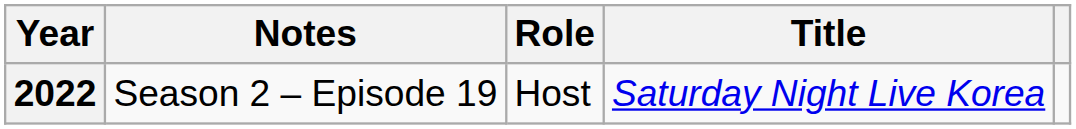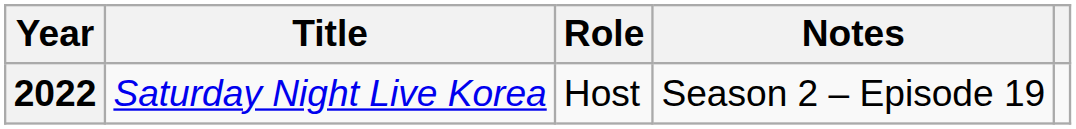columns swapped: (829, 33) <-> (305, 33)
